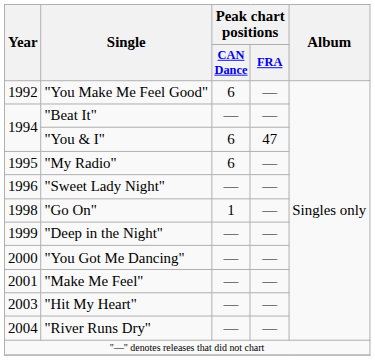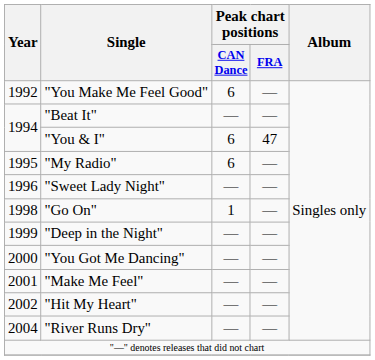(23, 304) 2003 -> (23, 304) 2002
